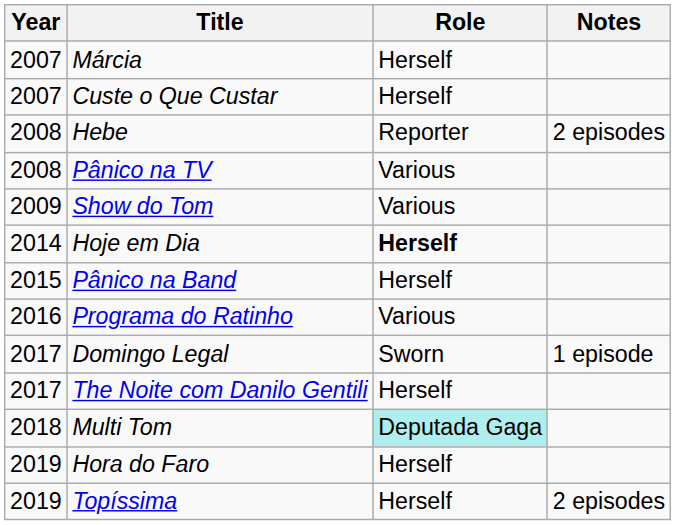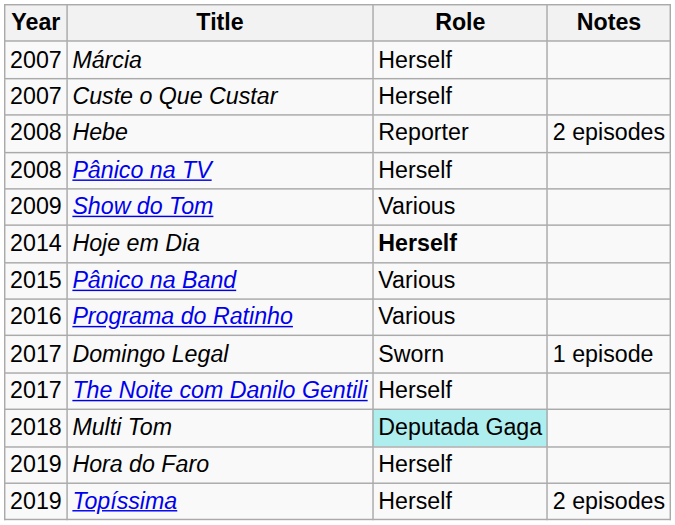(417, 170) Various -> (415, 170) Herself
(415, 280) Herself -> (417, 280) Various
